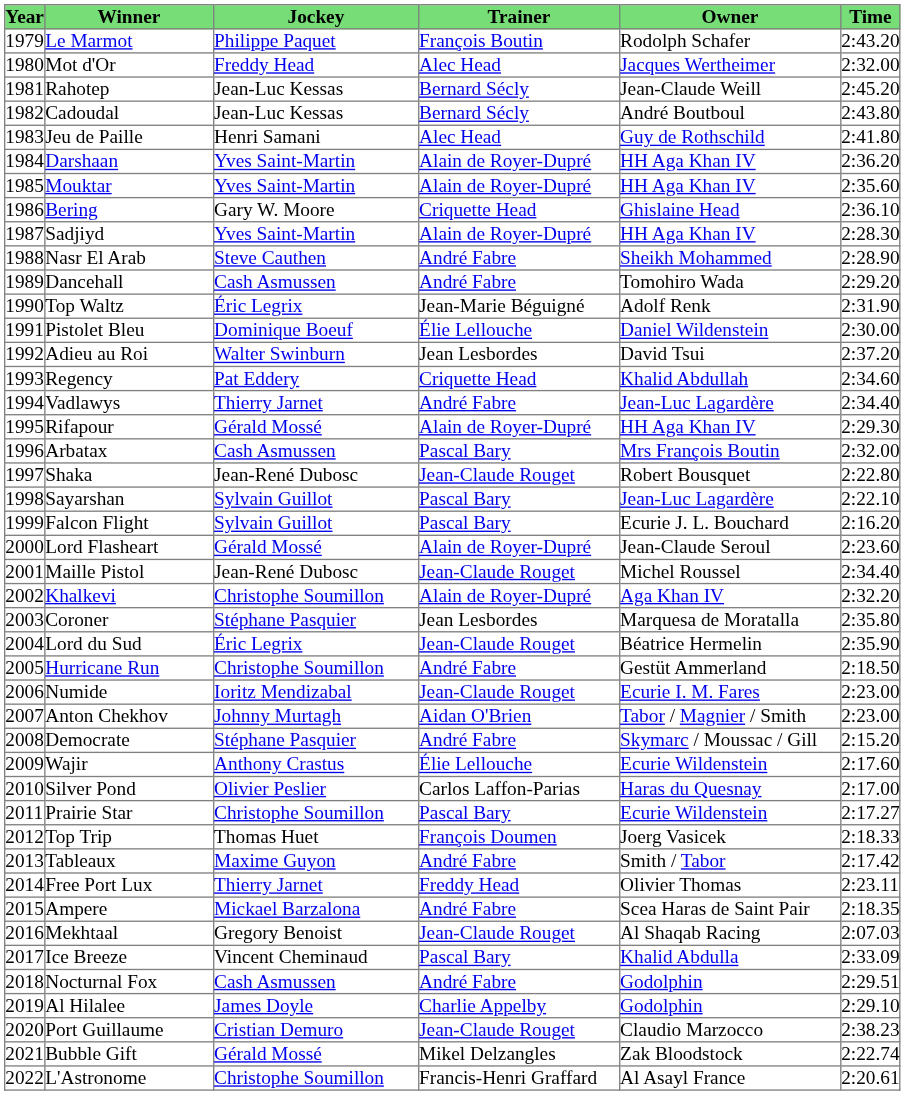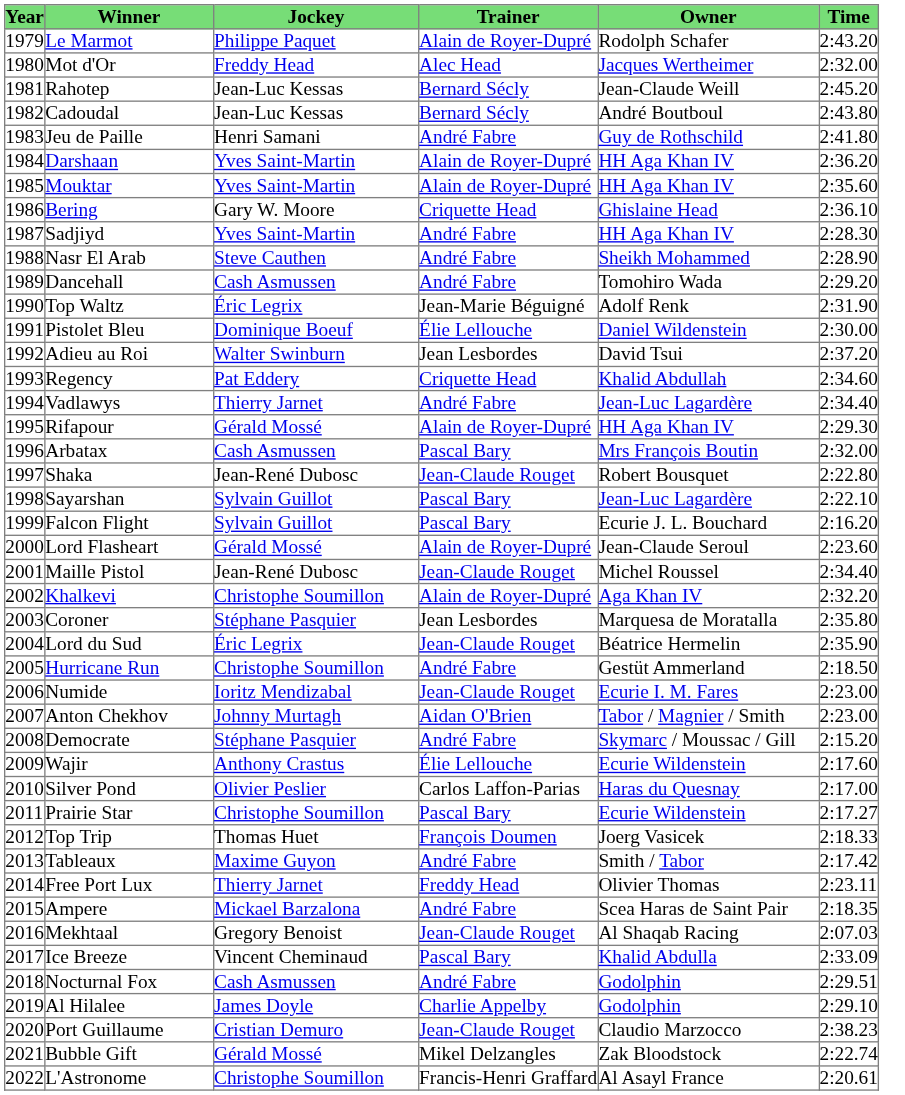(481, 40) François Boutin -> (505, 40) Alain de Royer-Dupré
(460, 137) Alec Head -> (468, 137) André Fabre
(505, 233) Alain de Royer-Dupré -> (468, 233) André Fabre
